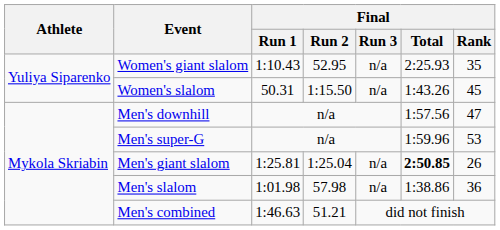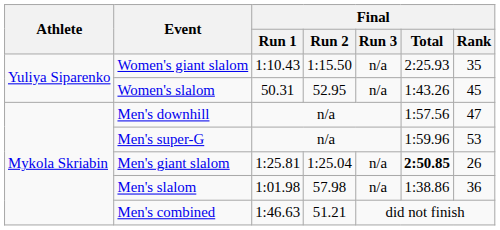(329, 66) 52.95 -> (329, 66) 1:15.50
(329, 90) 1:15.50 -> (329, 90) 52.95
